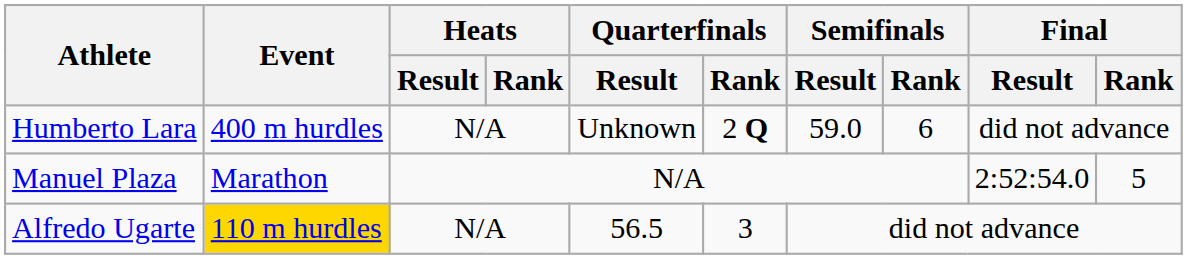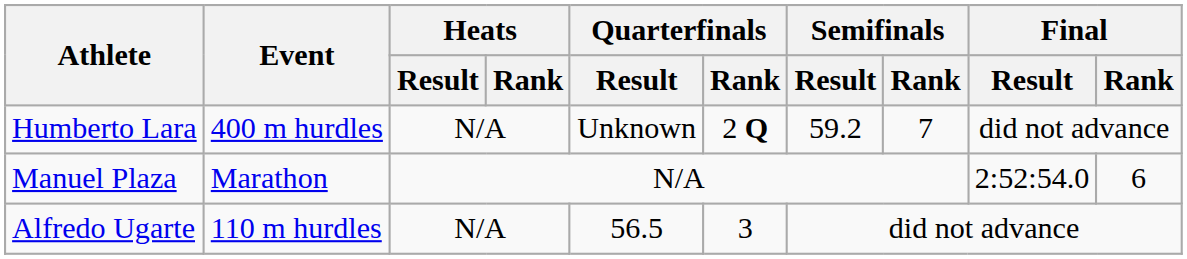(835, 128) 59.0 -> (835, 128) 59.2
(926, 128) 6 -> (926, 128) 7
(1139, 178) 5 -> (1139, 178) 6
(296, 228) gold background -> (296, 228) no background
